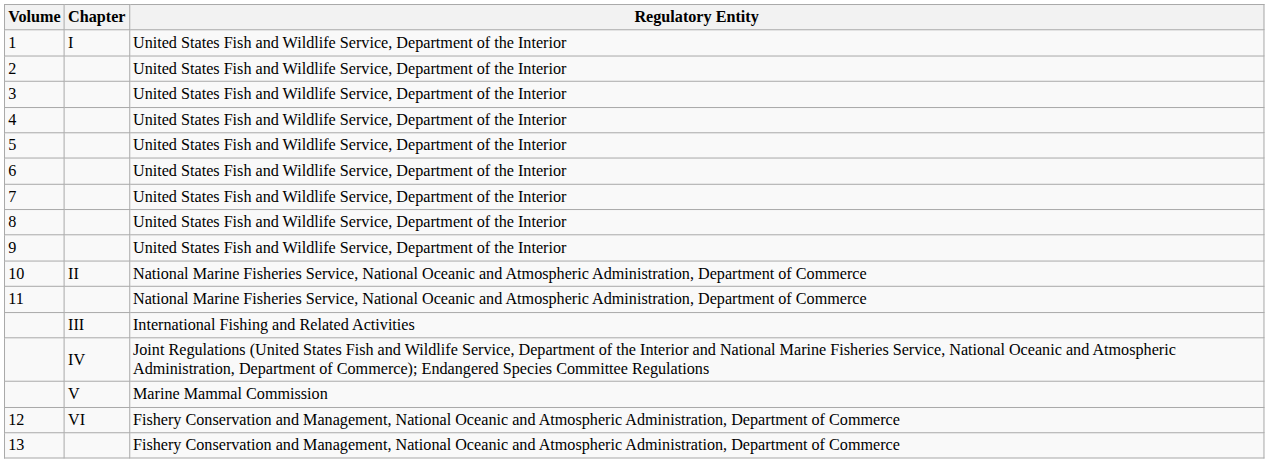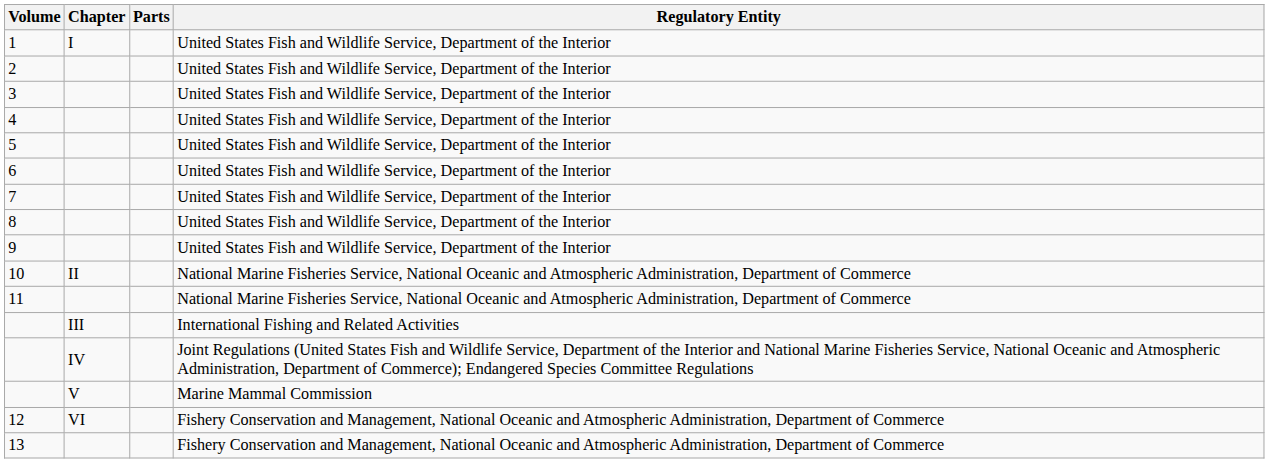+ column: (151, 17)
